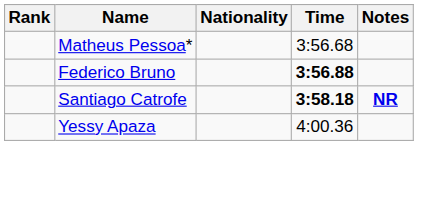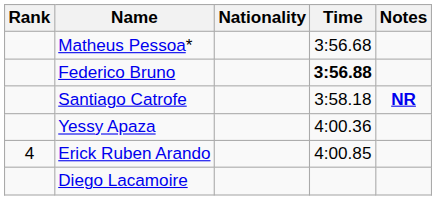(325, 99) bold -> (343, 99) normal
+ row: (134, 153)
+ row: (123, 180)
